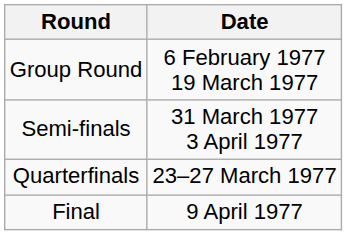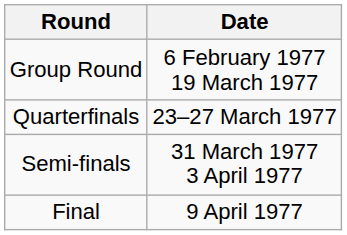rows swapped: (76, 176) <-> (76, 129)
